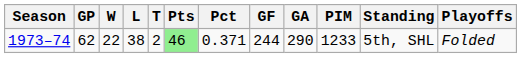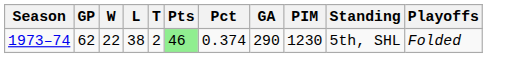- column: (267, 17)
(224, 41) 0.371 -> (224, 41) 0.374
(338, 41) 1233 -> (305, 41) 1230
